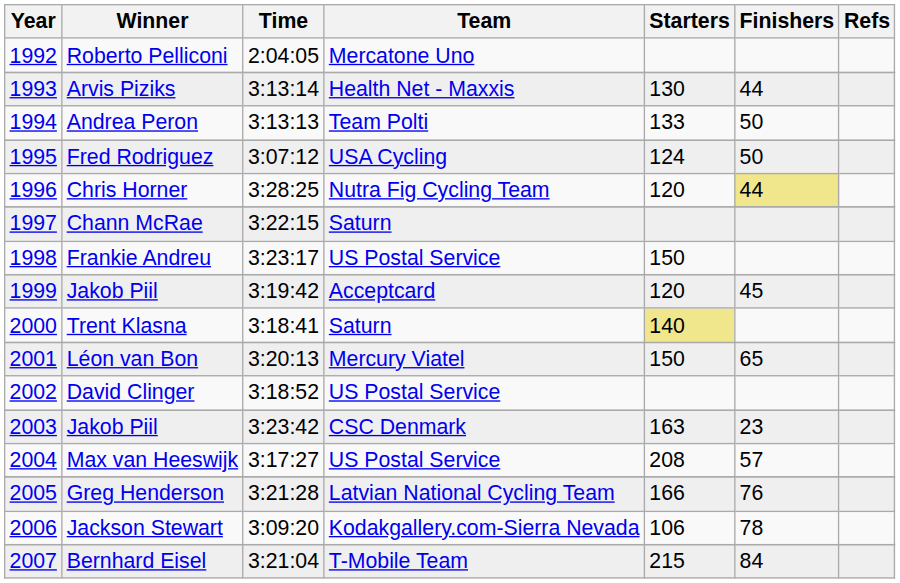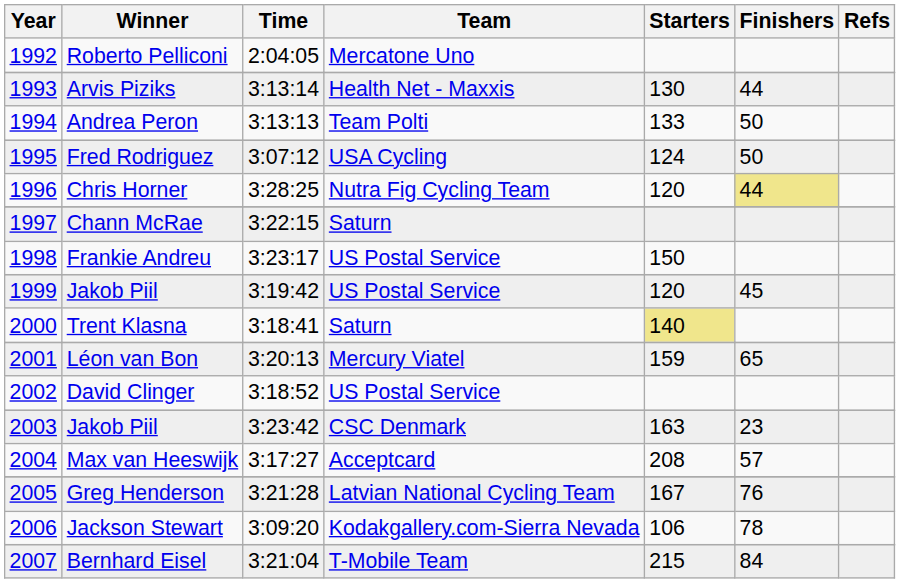(382, 291) Acceptcard -> (415, 291) US Postal Service
(667, 358) 150 -> (667, 358) 159
(415, 460) US Postal Service -> (382, 460) Acceptcard
(667, 493) 166 -> (667, 493) 167
